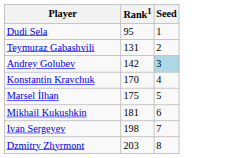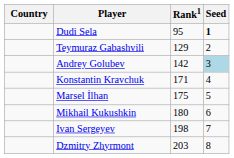+ column: (29, 13)
(159, 31) normal -> (208, 31) bold
(131, 47) 131 -> (181, 47) 129
(131, 80) 170 -> (181, 80) 171
(131, 112) 181 -> (181, 112) 180
